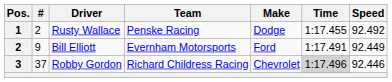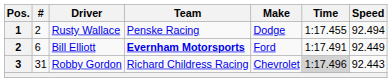(368, 30) 92.492 -> (368, 30) 92.494
(38, 47) 9 -> (38, 47) 6
(181, 47) normal -> (186, 47) bold
(41, 64) 37 -> (41, 64) 31
(368, 64) 92.446 -> (368, 64) 92.443
